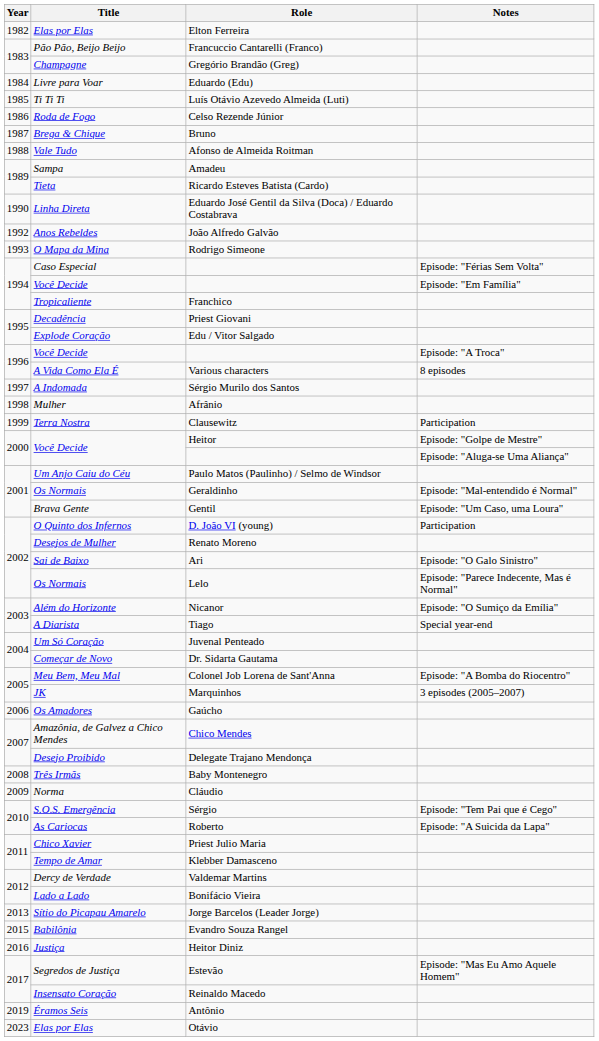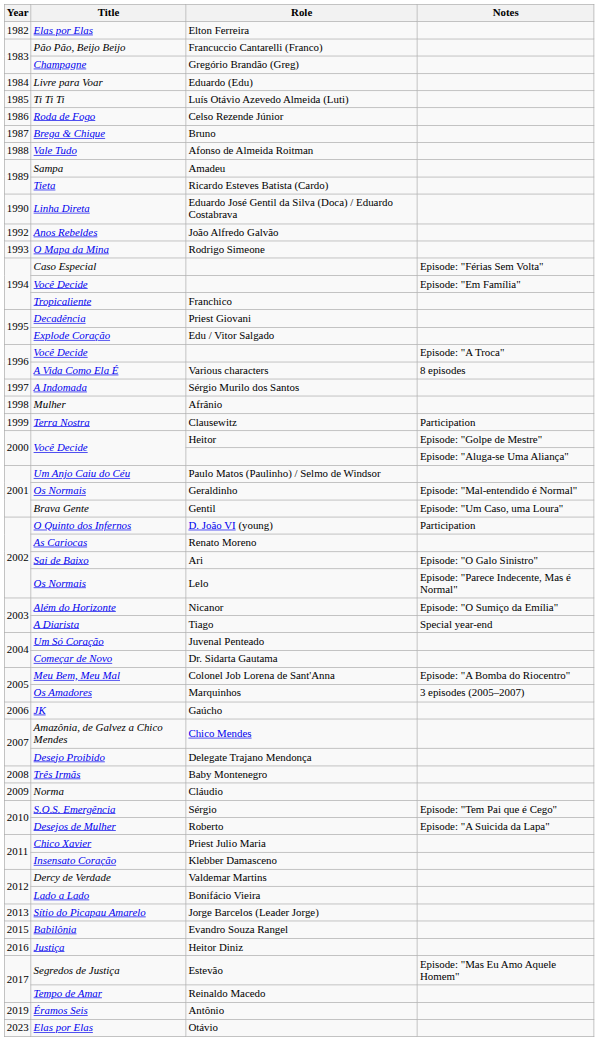(75, 543) Desejos de Mulher -> (60, 543) As Cariocas
(40, 693) JK -> (63, 693) Os Amadores
(63, 710) Os Amadores -> (40, 710) JK
(60, 826) As Cariocas -> (75, 826) Desejos de Mulher
(68, 860) Tempo de Amar -> (75, 860) Insensato Coração
(75, 993) Insensato Coração -> (68, 993) Tempo de Amar
